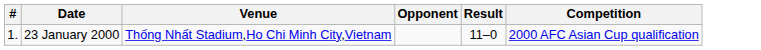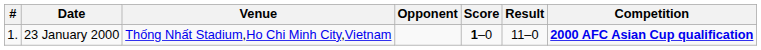+ column: (482, 14)
(604, 34) normal -> (652, 34) bold
